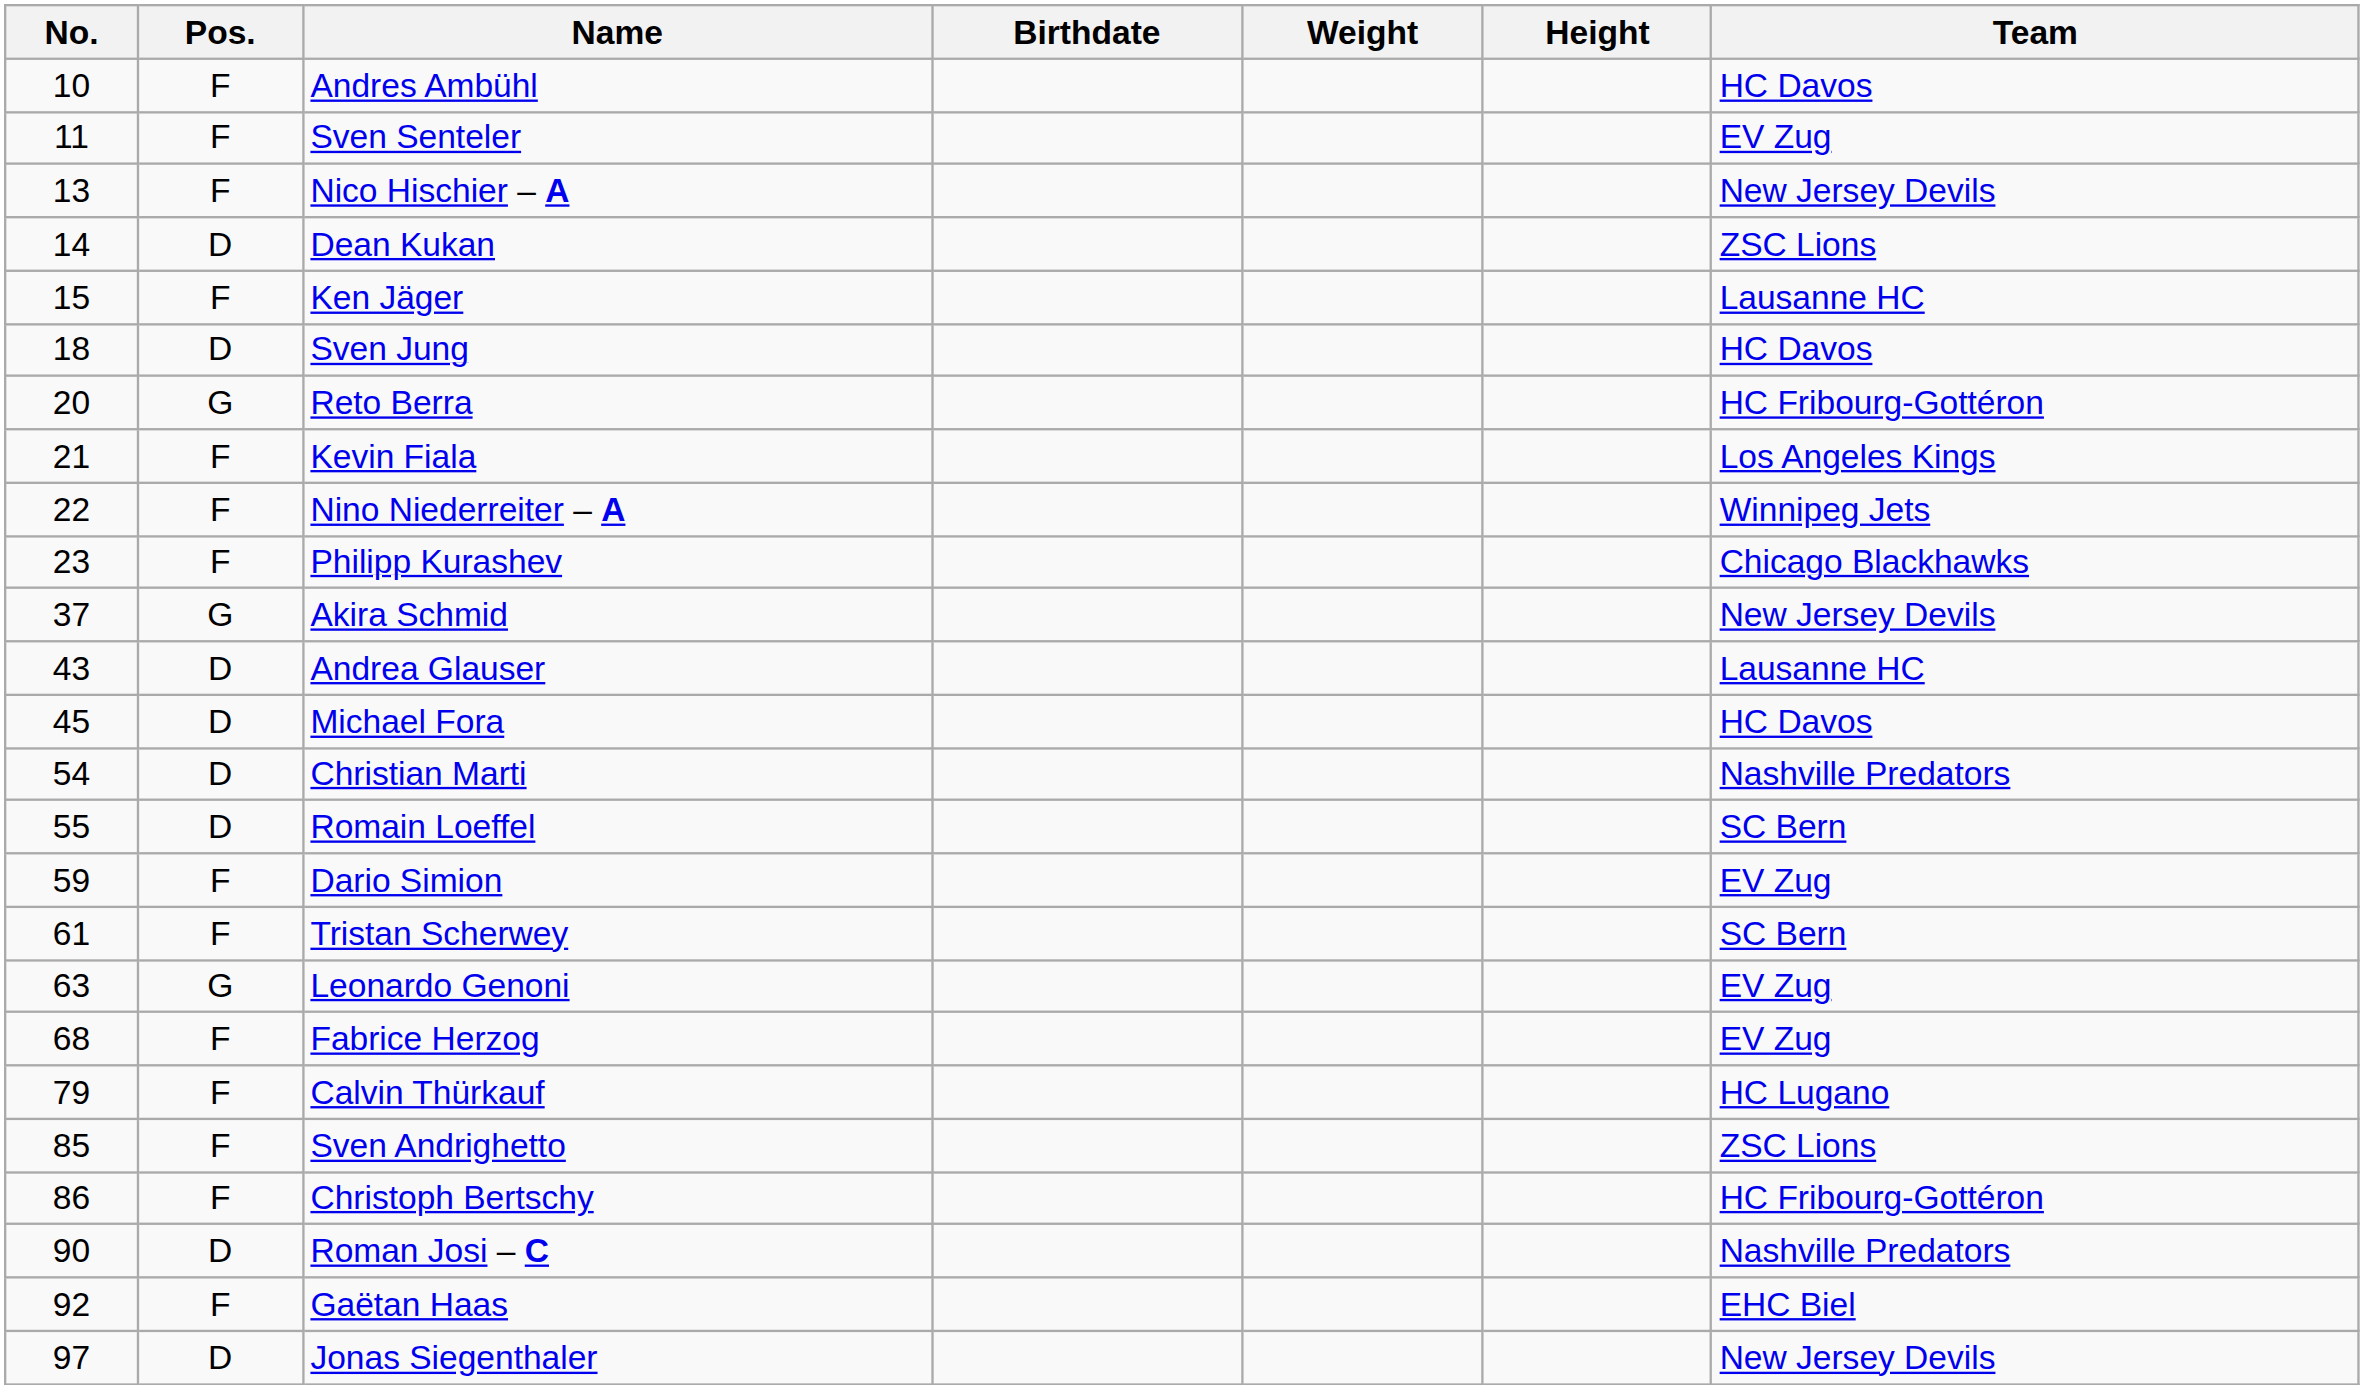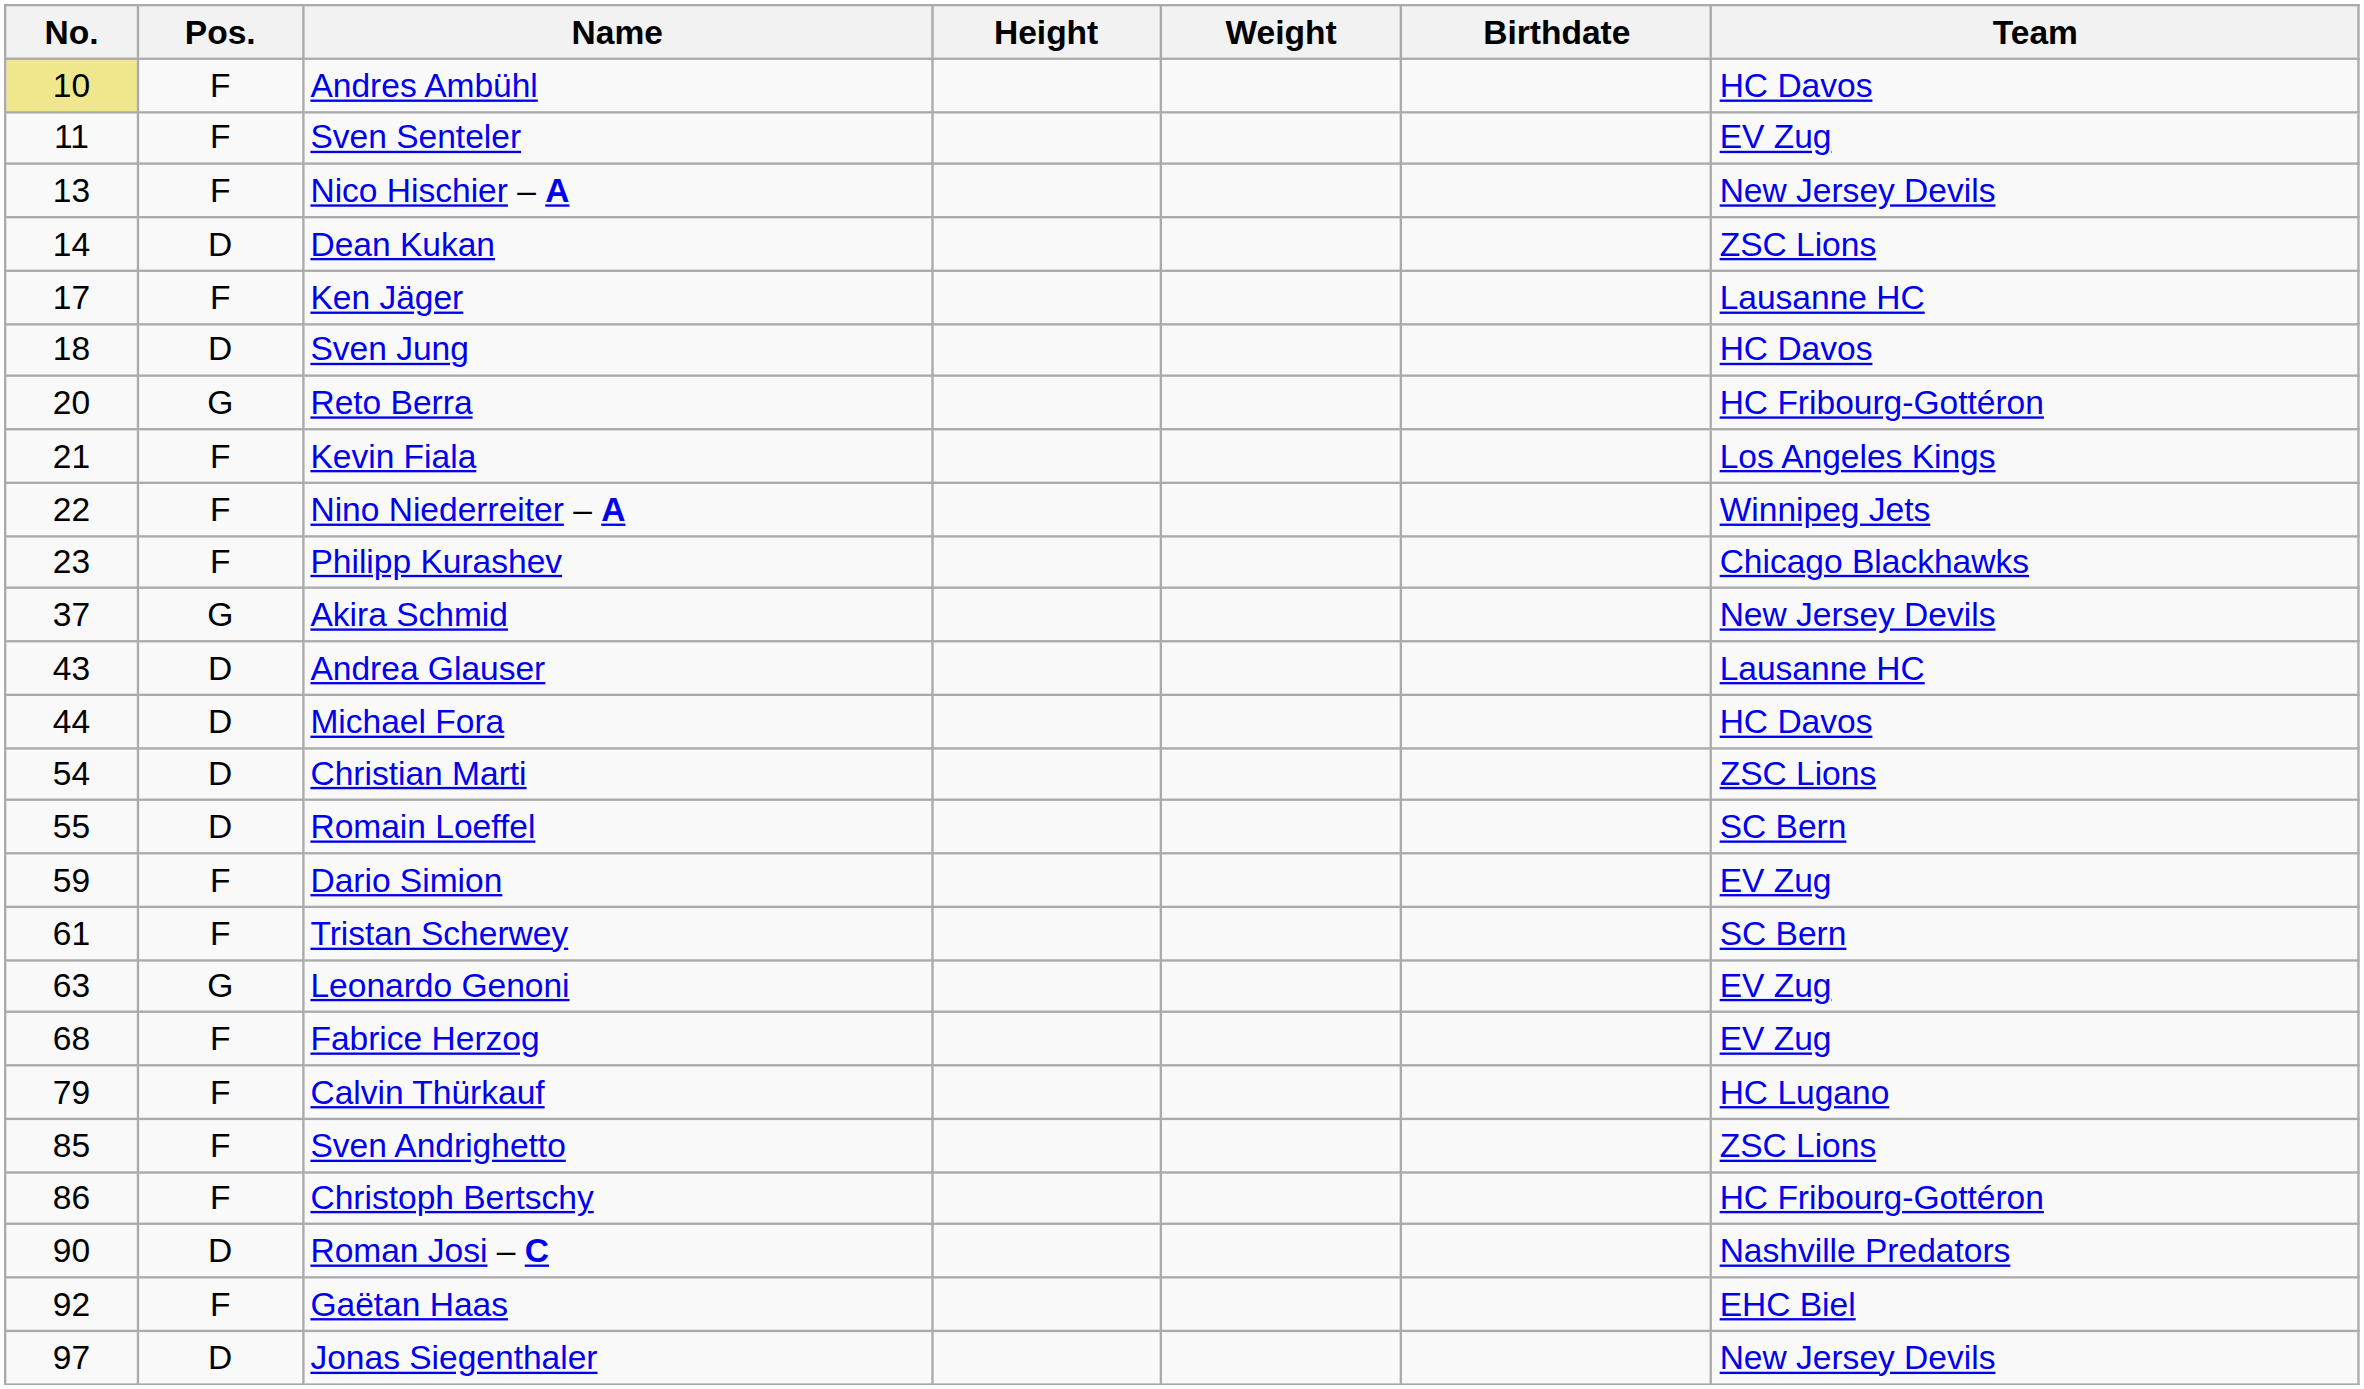columns swapped: (1598, 32) <-> (1087, 32)
(72, 85) no background -> (72, 85) khaki background
(72, 297) 15 -> (72, 297) 17
(72, 721) 45 -> (72, 721) 44
(1865, 774) Nashville Predators -> (1798, 774) ZSC Lions
